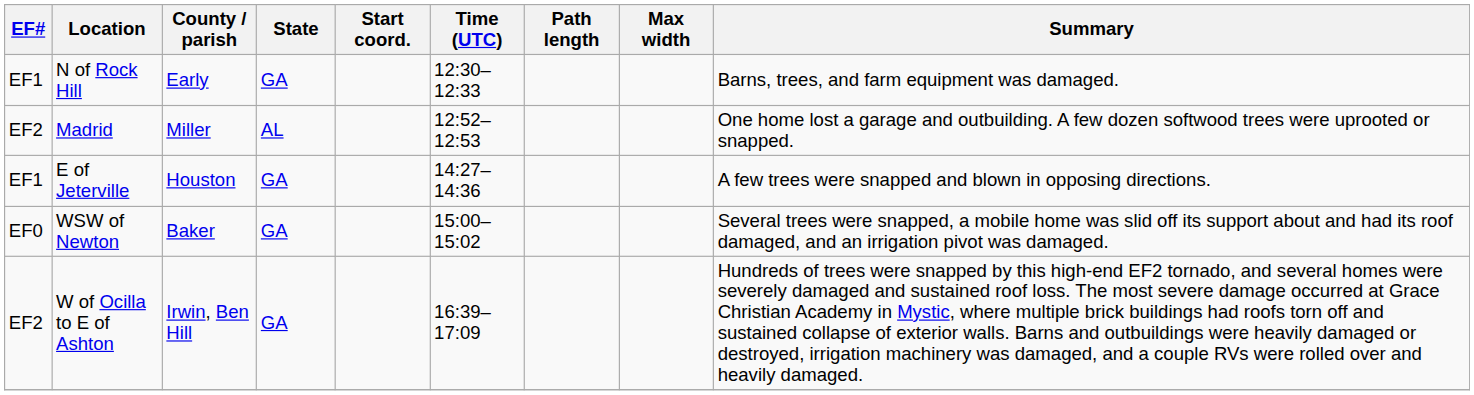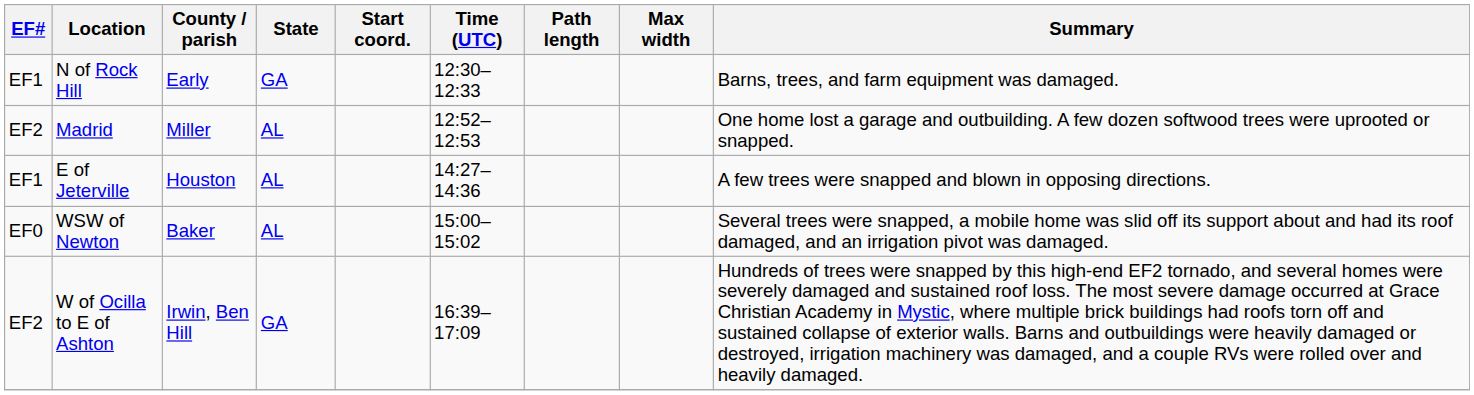(274, 180) GA -> (272, 180) AL
(274, 230) GA -> (272, 230) AL
